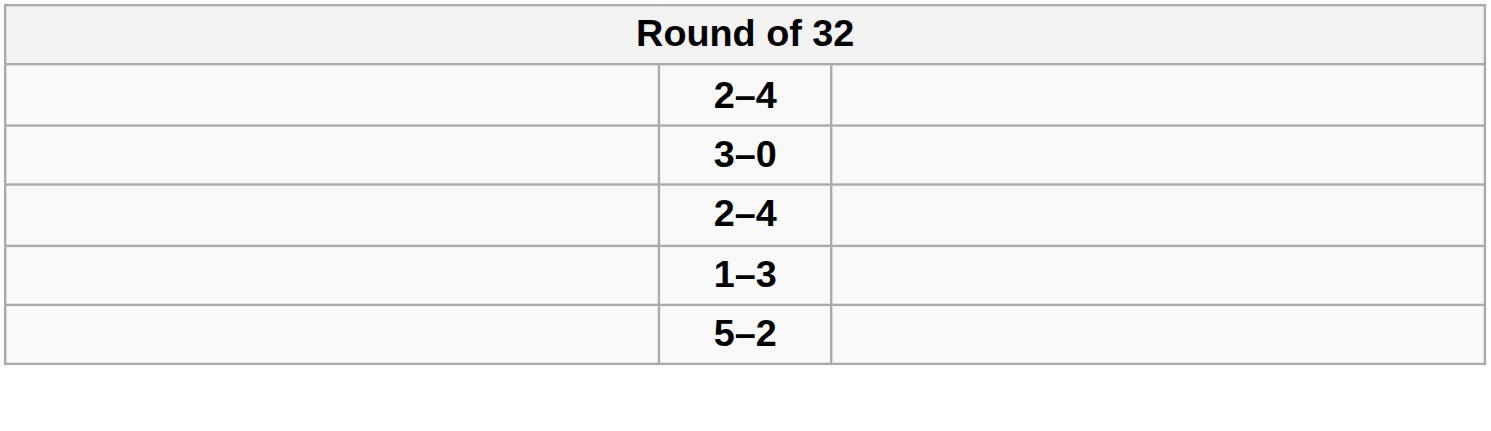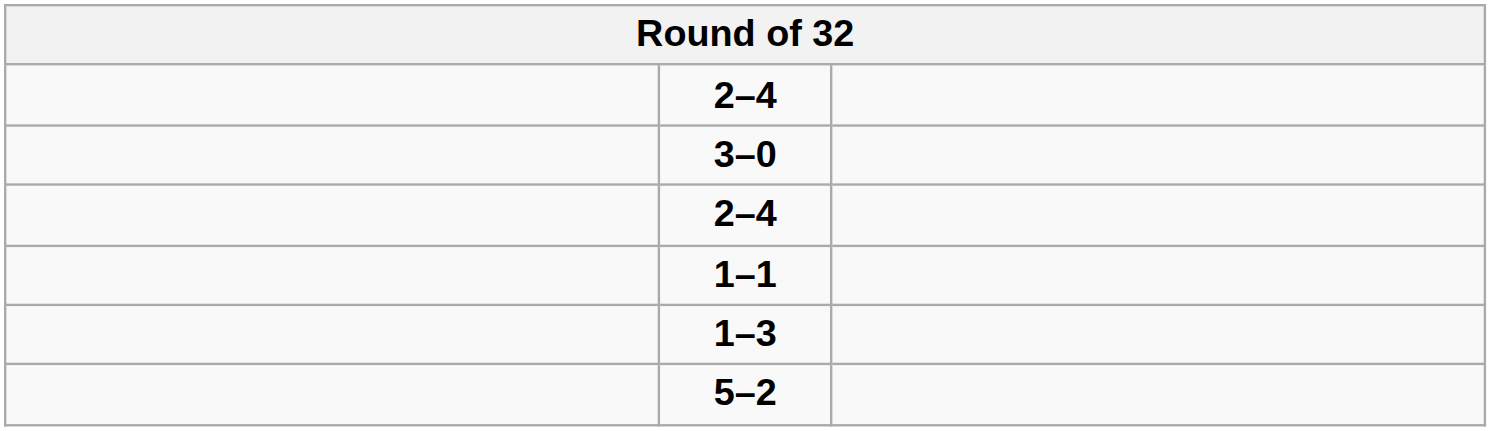+ row: (745, 273)
